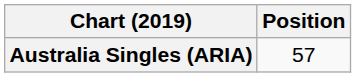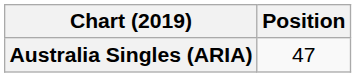(304, 54) 57 -> (304, 54) 47
